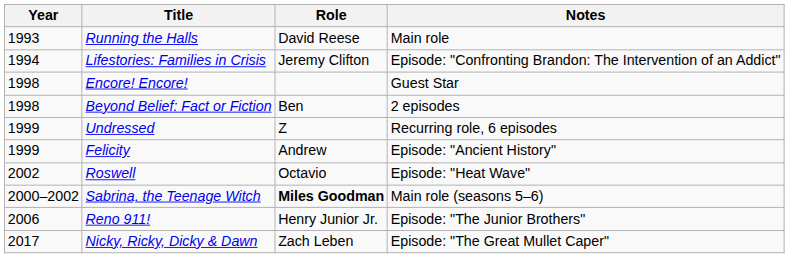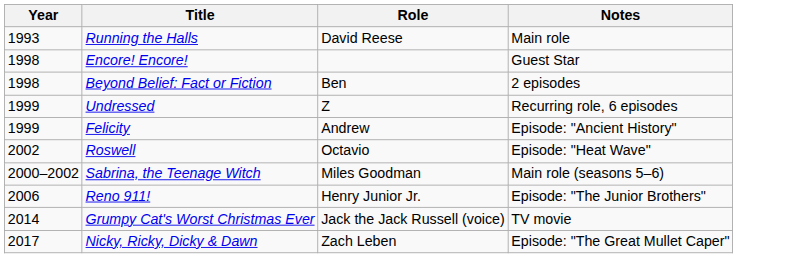- row: (176, 60)
(331, 196) bold -> (371, 173) normal
+ row: (200, 219)
